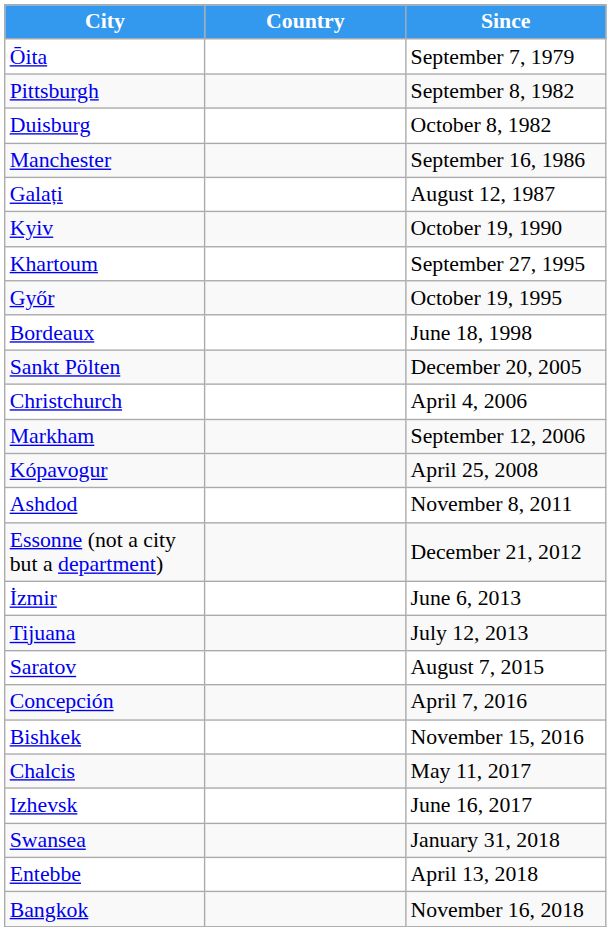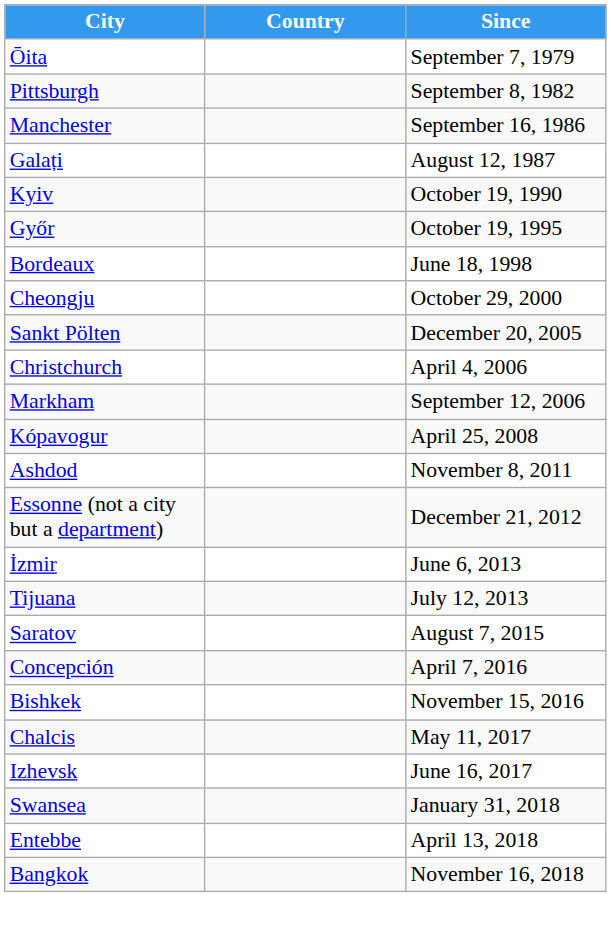- row: (50, 125)
- row: (54, 263)
+ row: (52, 297)
